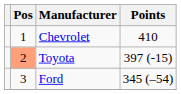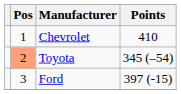(148, 57) 397 (-15) -> (148, 57) 345 (–54)
(148, 79) 345 (–54) -> (148, 79) 397 (-15)
